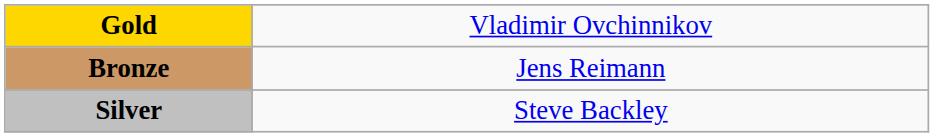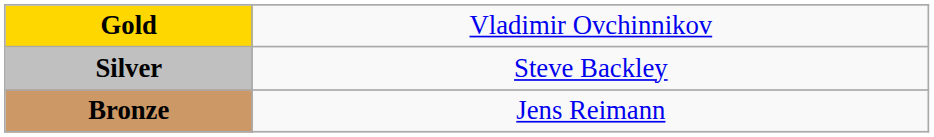rows swapped: (129, 110) <-> (129, 68)
